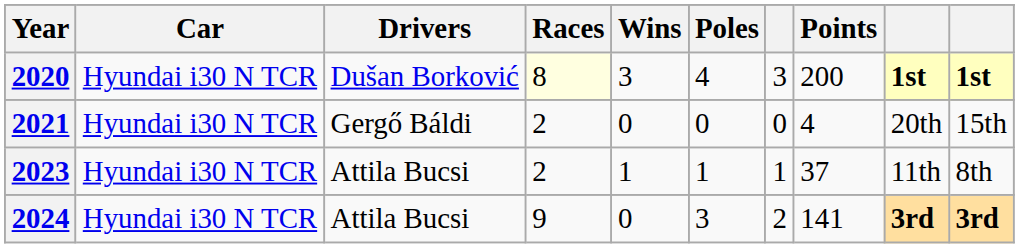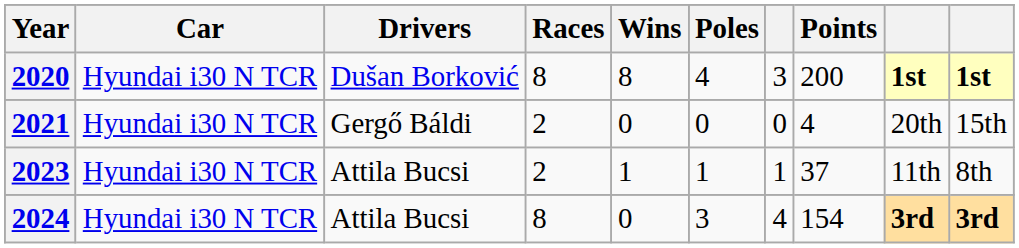(540, 76) lightyellow background -> (540, 76) no background
(625, 76) 3 -> (625, 76) 8
(540, 218) 9 -> (540, 218) 8
(780, 218) 2 -> (780, 218) 4
(822, 218) 141 -> (822, 218) 154
